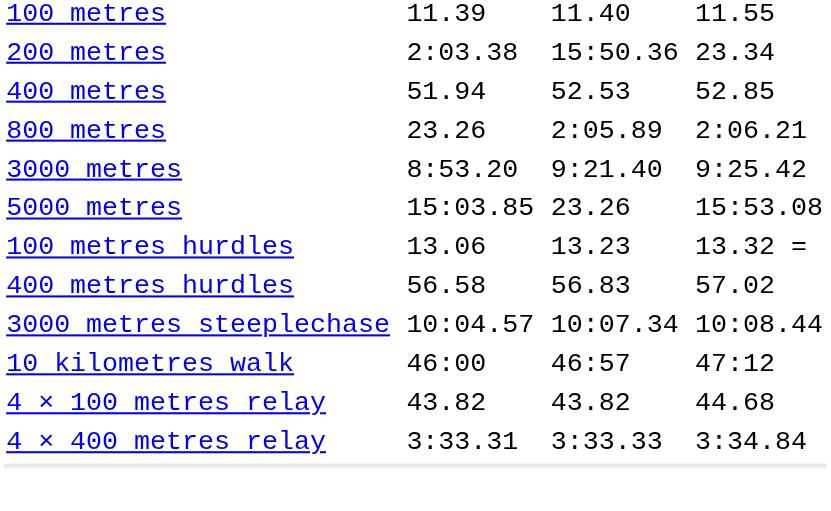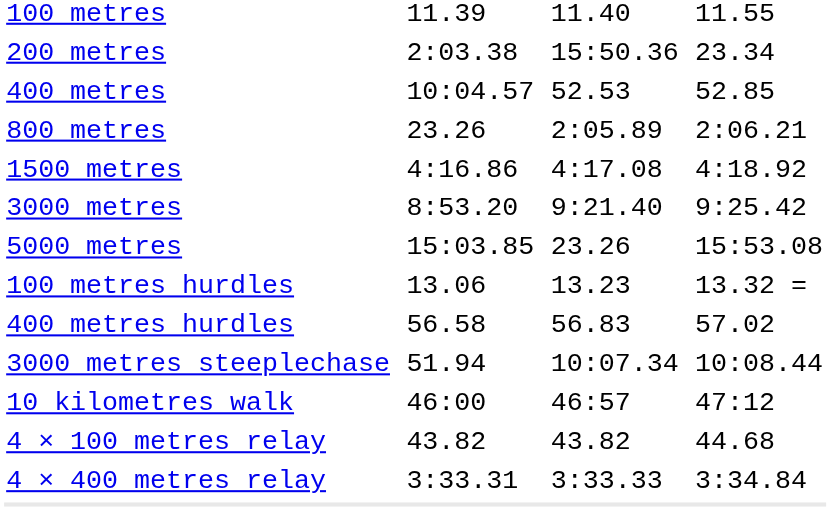(446, 91) 51.94 -> (470, 91) 10:04.57
+ row: (94, 169)
(470, 325) 10:04.57 -> (446, 364) 51.94
